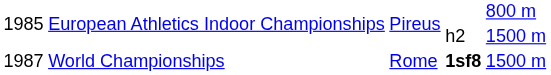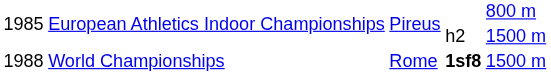(24, 61) 1987 -> (24, 61) 1988
